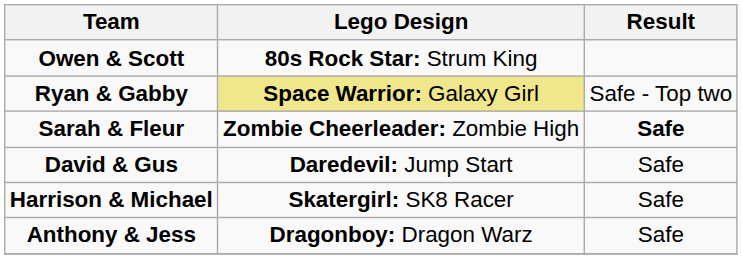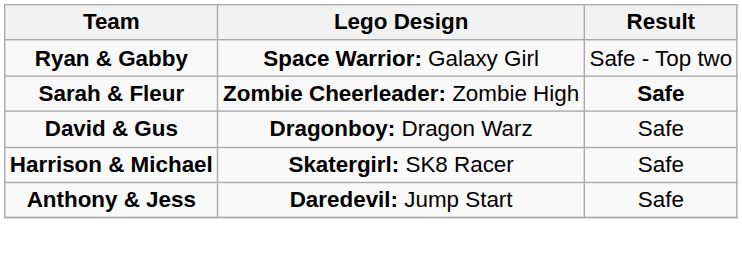- row: (111, 57)
(401, 93) khaki background -> (401, 57) no background
(401, 164) Daredevil: Jump Start -> (401, 128) Dragonboy: Dragon Warz
(401, 235) Dragonboy: Dragon Warz -> (401, 199) Daredevil: Jump Start
